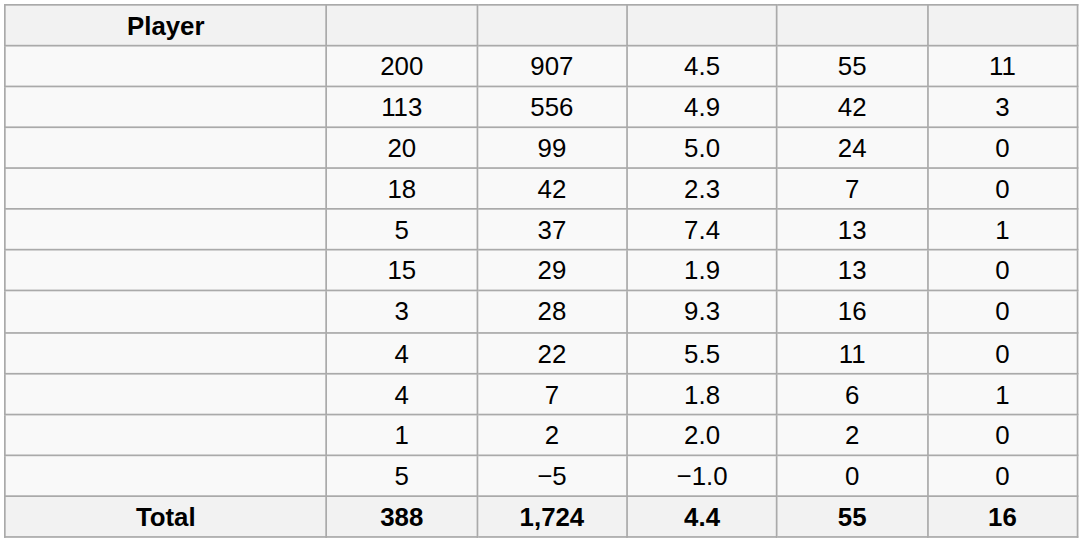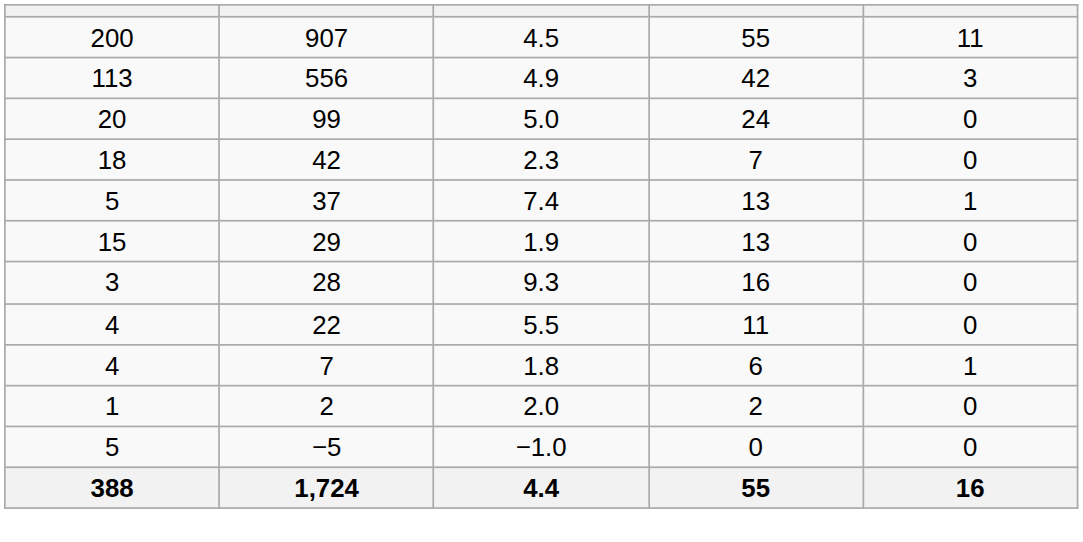- column: (166, 25)
